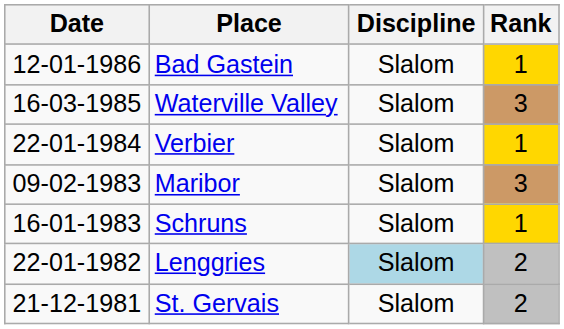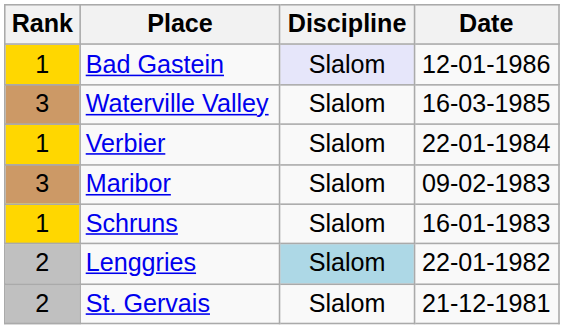columns swapped: (77, 24) <-> (521, 24)
(416, 64) no background -> (347, 64) lavender background
